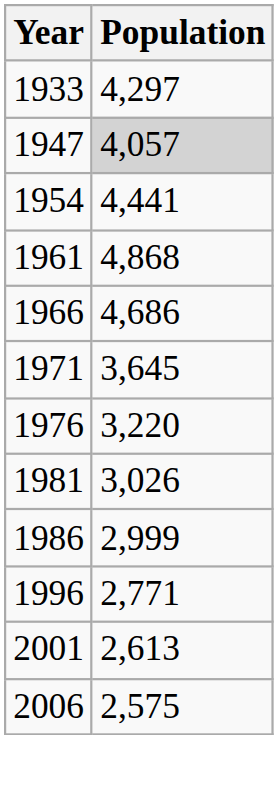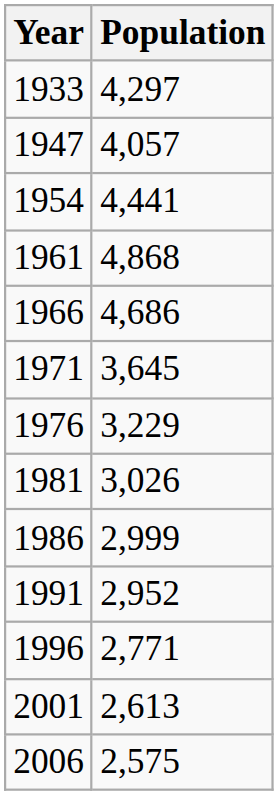(140, 144) lightgrey background -> (140, 144) no background
(140, 425) 3,220 -> (140, 425) 3,229
+ row: (49, 593)
